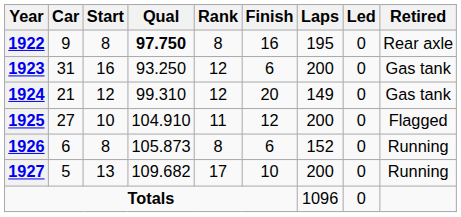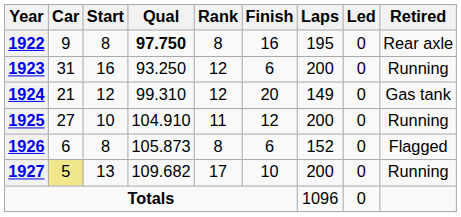(418, 69) Gas tank -> (418, 69) Running
(418, 120) Flagged -> (418, 120) Running
(418, 146) Running -> (418, 146) Flagged
(66, 172) no background -> (66, 172) khaki background
